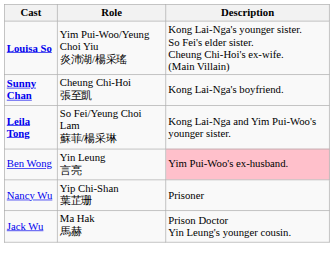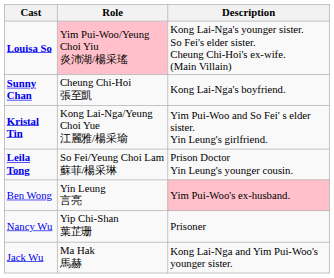(105, 47) no background -> (105, 47) pink background
+ row: (23, 127)
(242, 127) Kong Lai-Nga and Yim Pui-Woo's younger sister. -> (232, 164) Prison Doctor Yin Leung's younger cousin.
(230, 226) Prison Doctor Yin Leung's younger cousin. -> (244, 257) Kong Lai-Nga and Yim Pui-Woo's younger sister.
